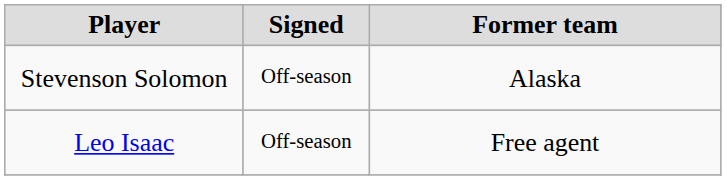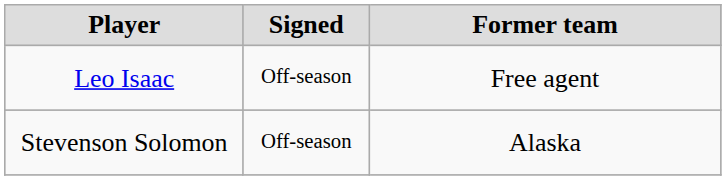rows swapped: (124, 142) <-> (124, 78)
